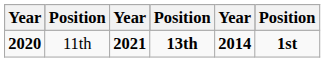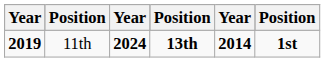(25, 43) 2020 -> (25, 43) 2019
(130, 43) 2021 -> (130, 43) 2024
